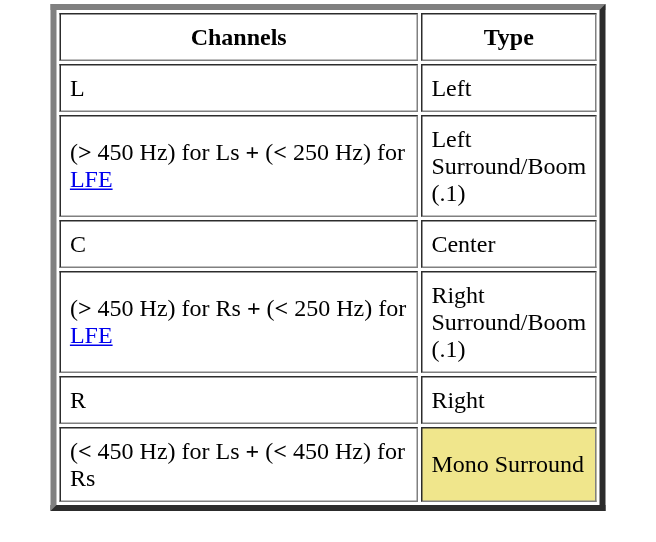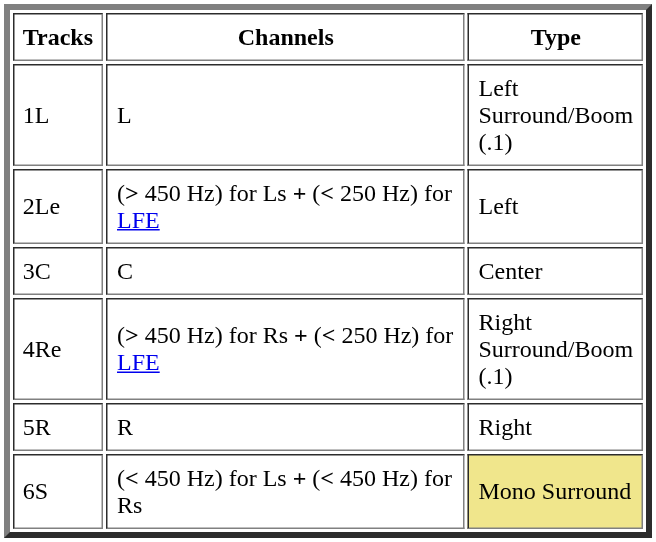+ column: (58, 36)
(451, 87) Left -> (556, 114) Left Surround/Boom (.1)
(509, 165) Left Surround/Boom (.1) -> (499, 206) Left
